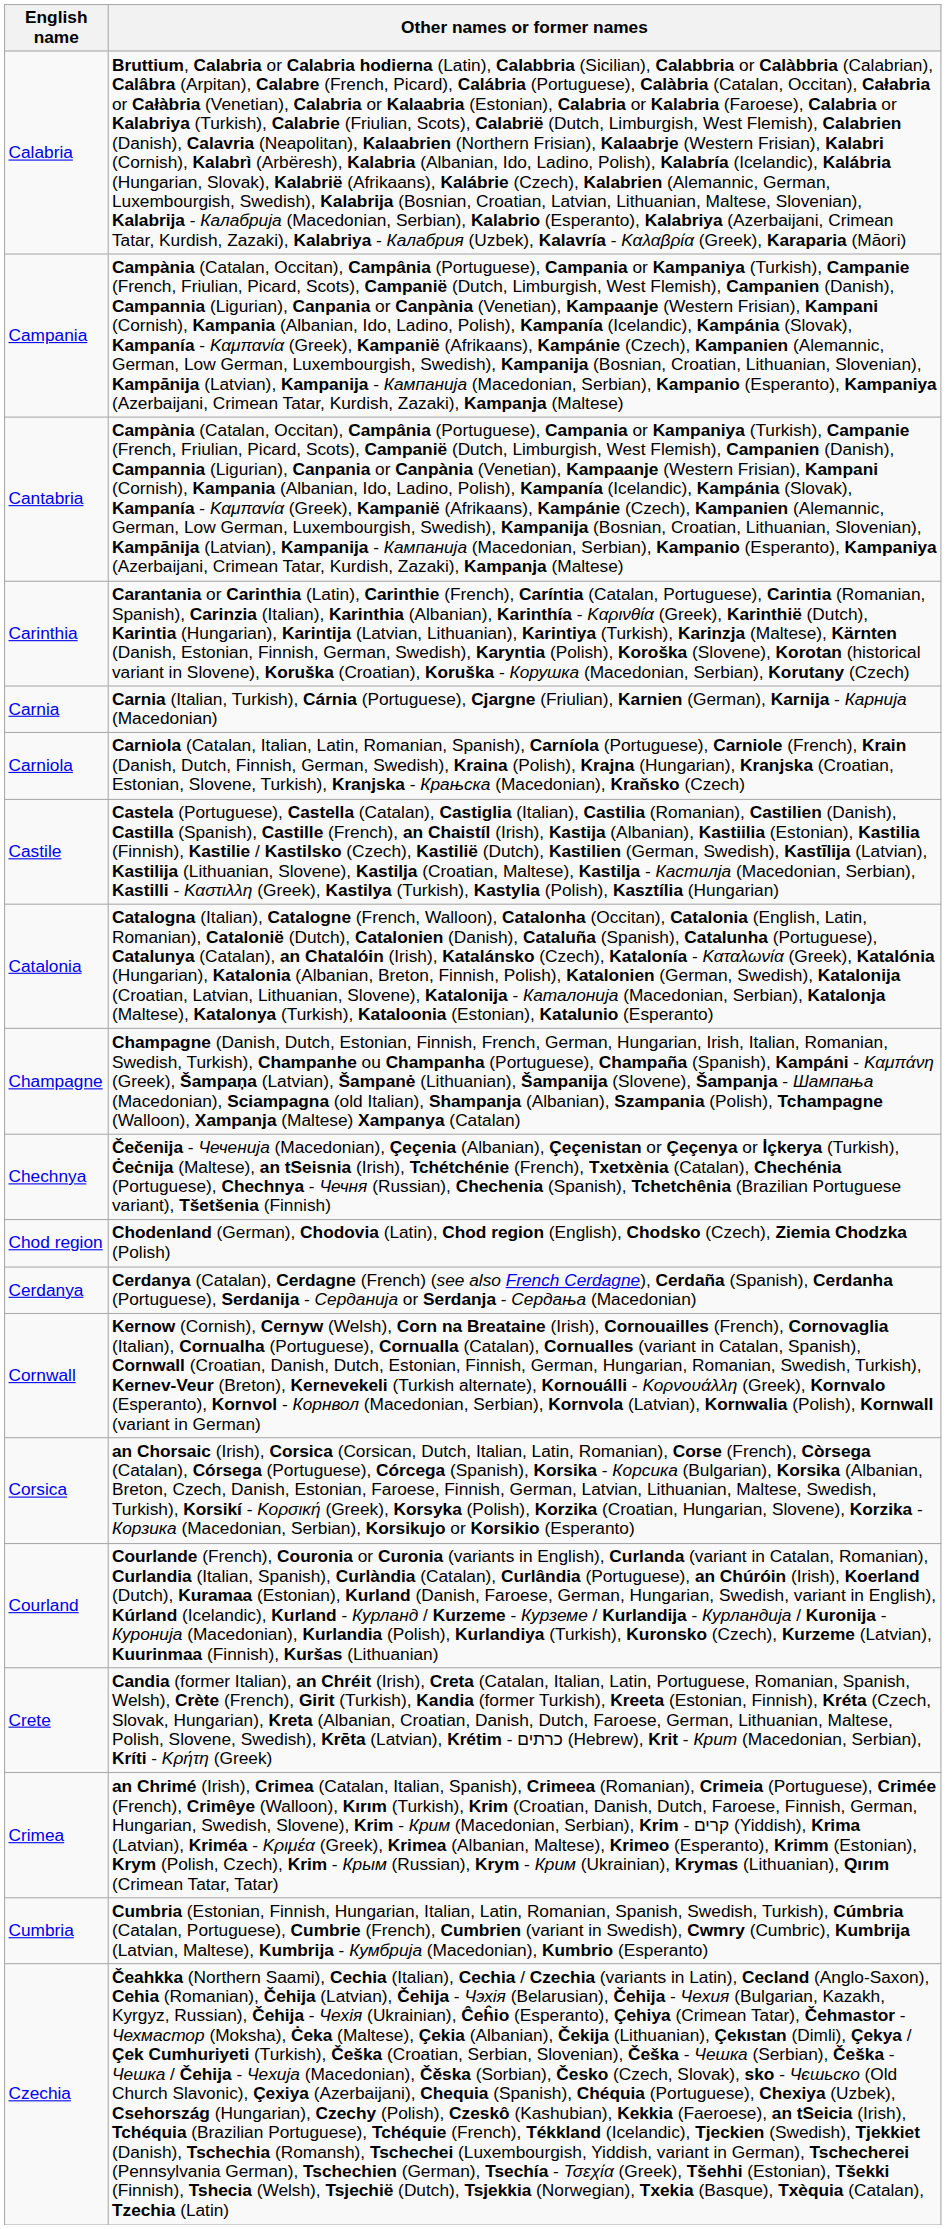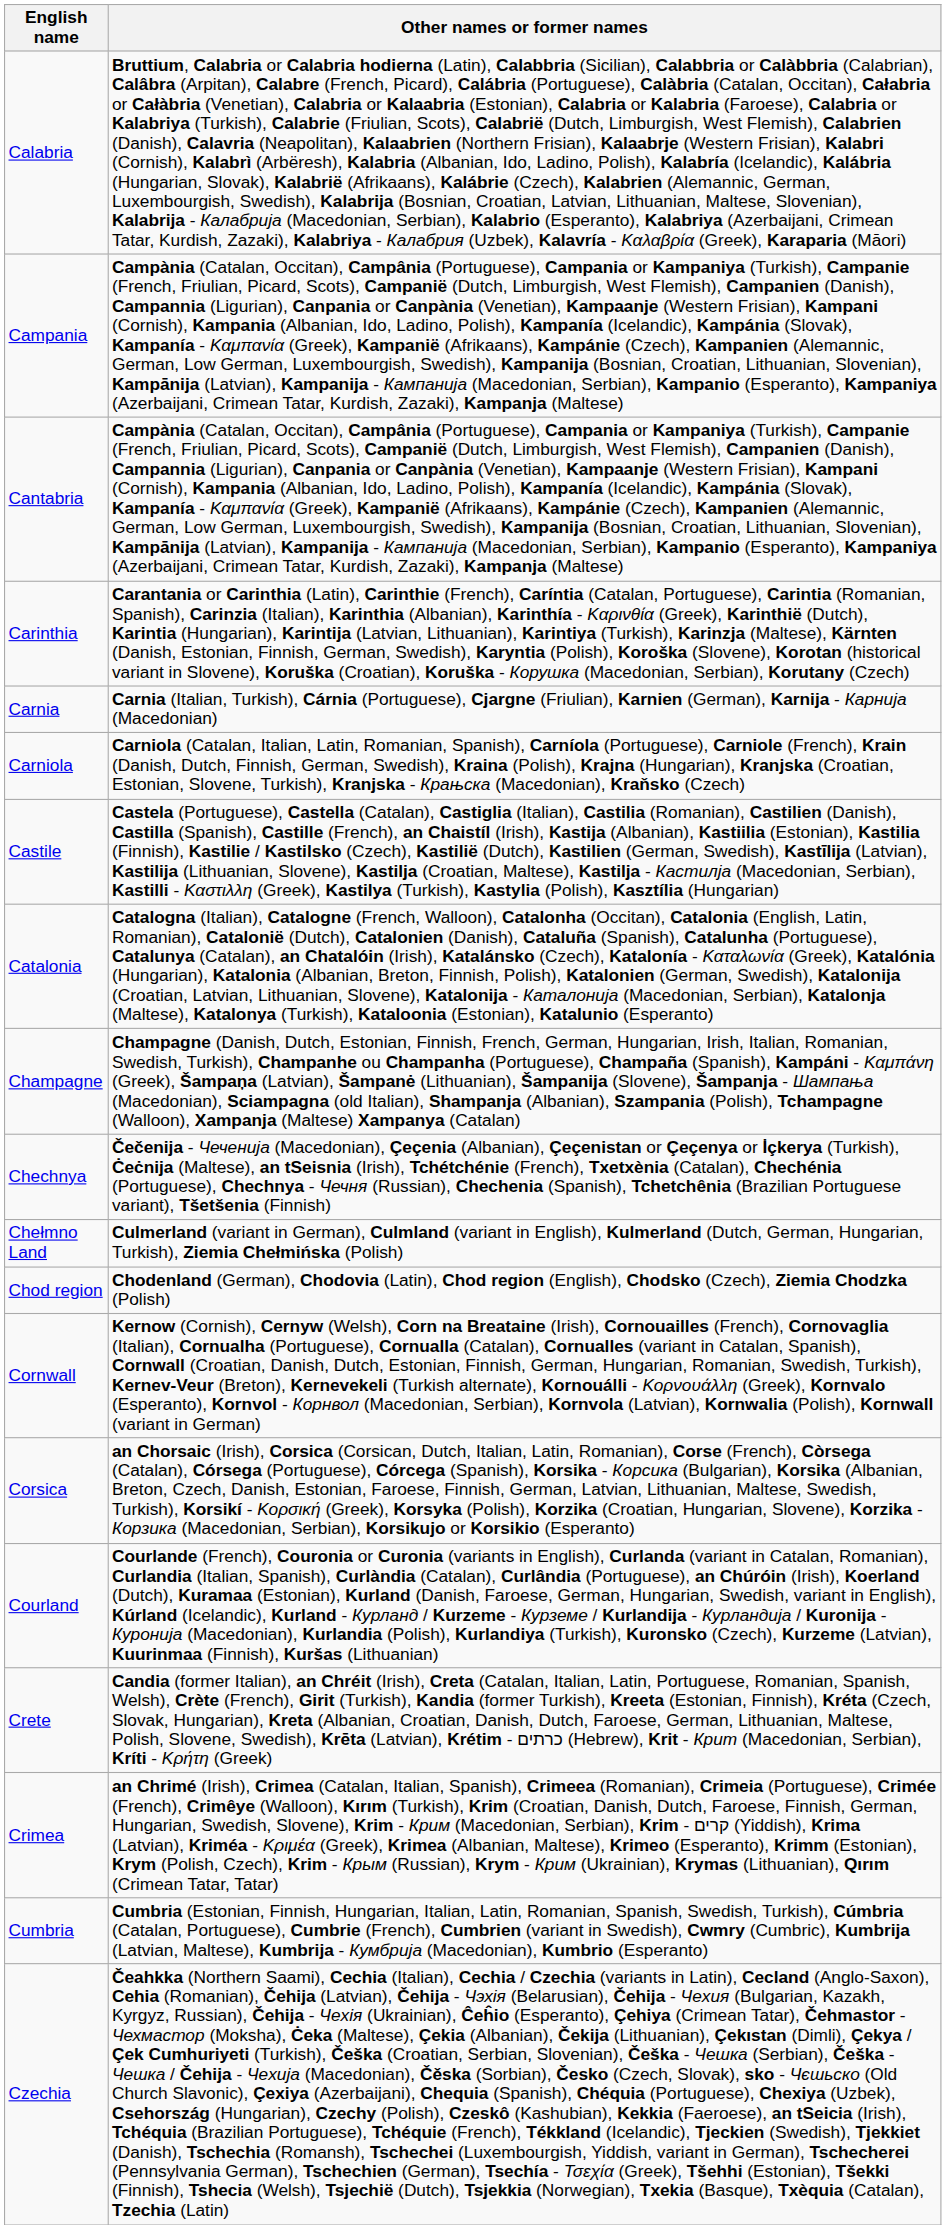+ row: (43, 1243)
- row: (46, 1289)
